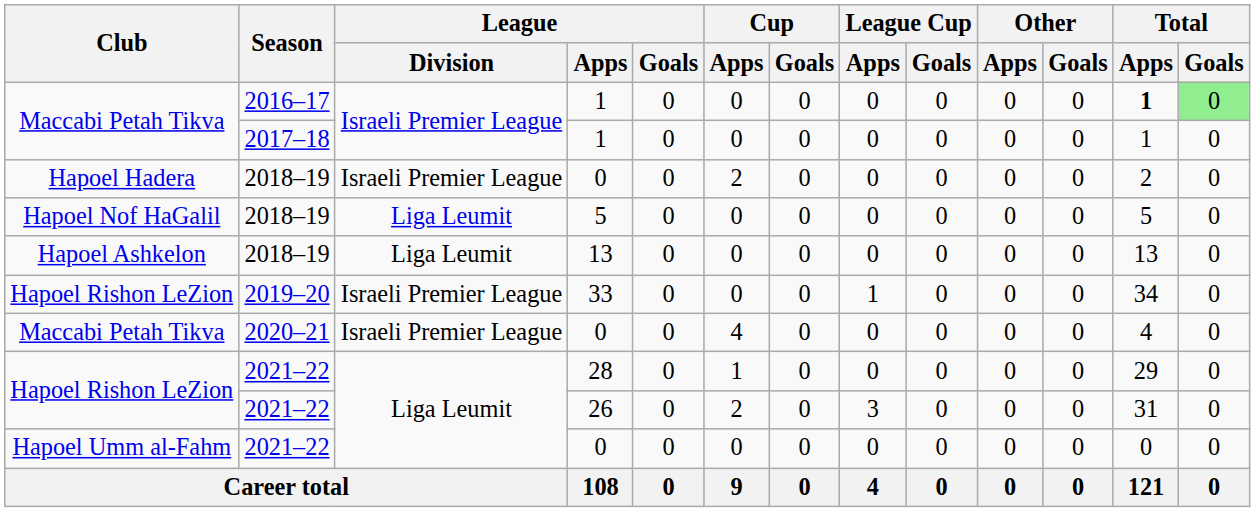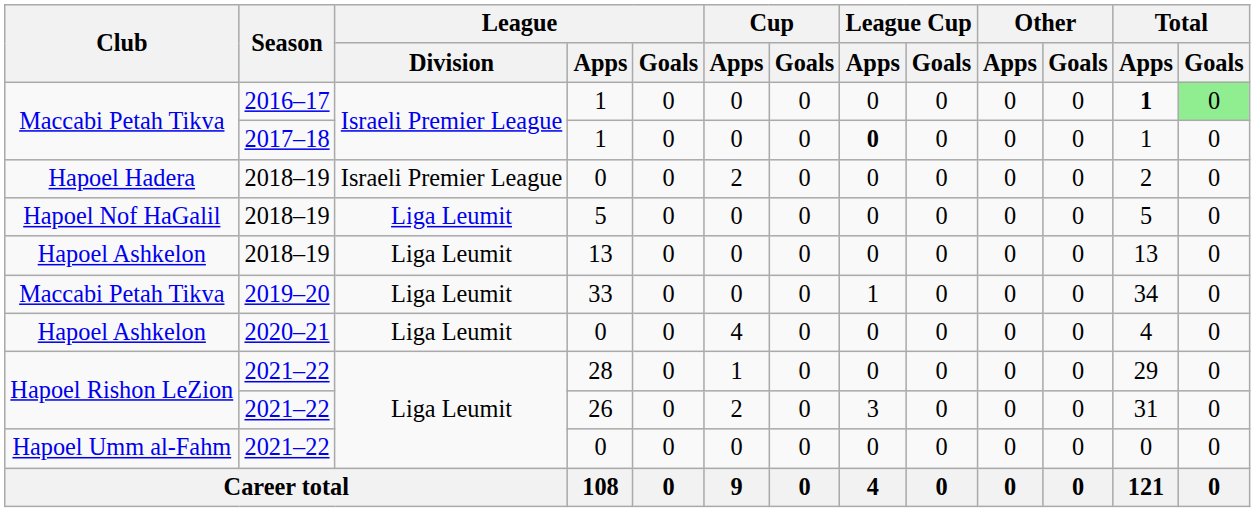(873, 139) normal -> (873, 139) bold
(122, 293) Hapoel Rishon LeZion -> (122, 293) Maccabi Petah Tikva
(452, 293) Israeli Premier League -> (452, 293) Liga Leumit
(122, 332) Maccabi Petah Tikva -> (122, 332) Hapoel Ashkelon
(452, 332) Israeli Premier League -> (452, 332) Liga Leumit
